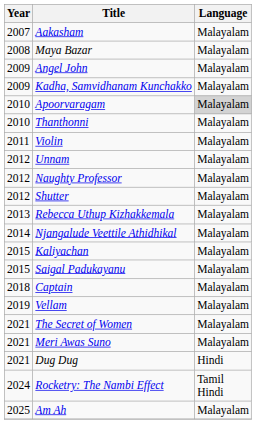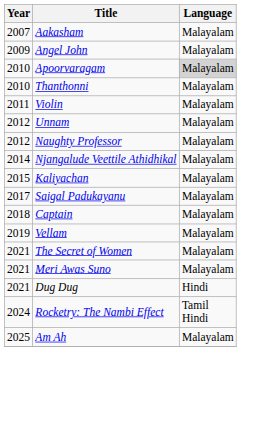- row: (64, 50)
- row: (114, 86)
- row: (52, 196)
- row: (105, 214)
(19, 269) 2015 -> (19, 196) 2017
